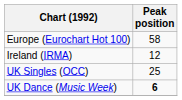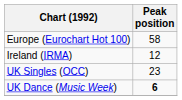(155, 71) 25 -> (155, 71) 23
